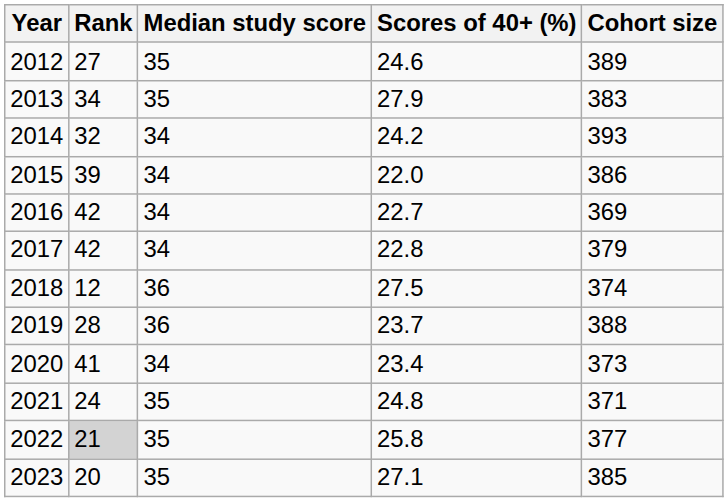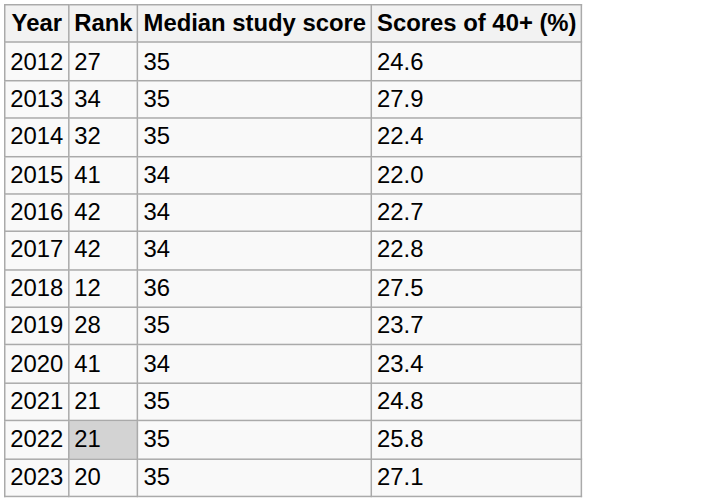- column: (652, 23)
(157, 136) 34 -> (157, 136) 35
(400, 136) 24.2 -> (400, 136) 22.4
(88, 174) 39 -> (88, 174) 41
(157, 325) 36 -> (157, 325) 35
(88, 401) 24 -> (88, 401) 21
